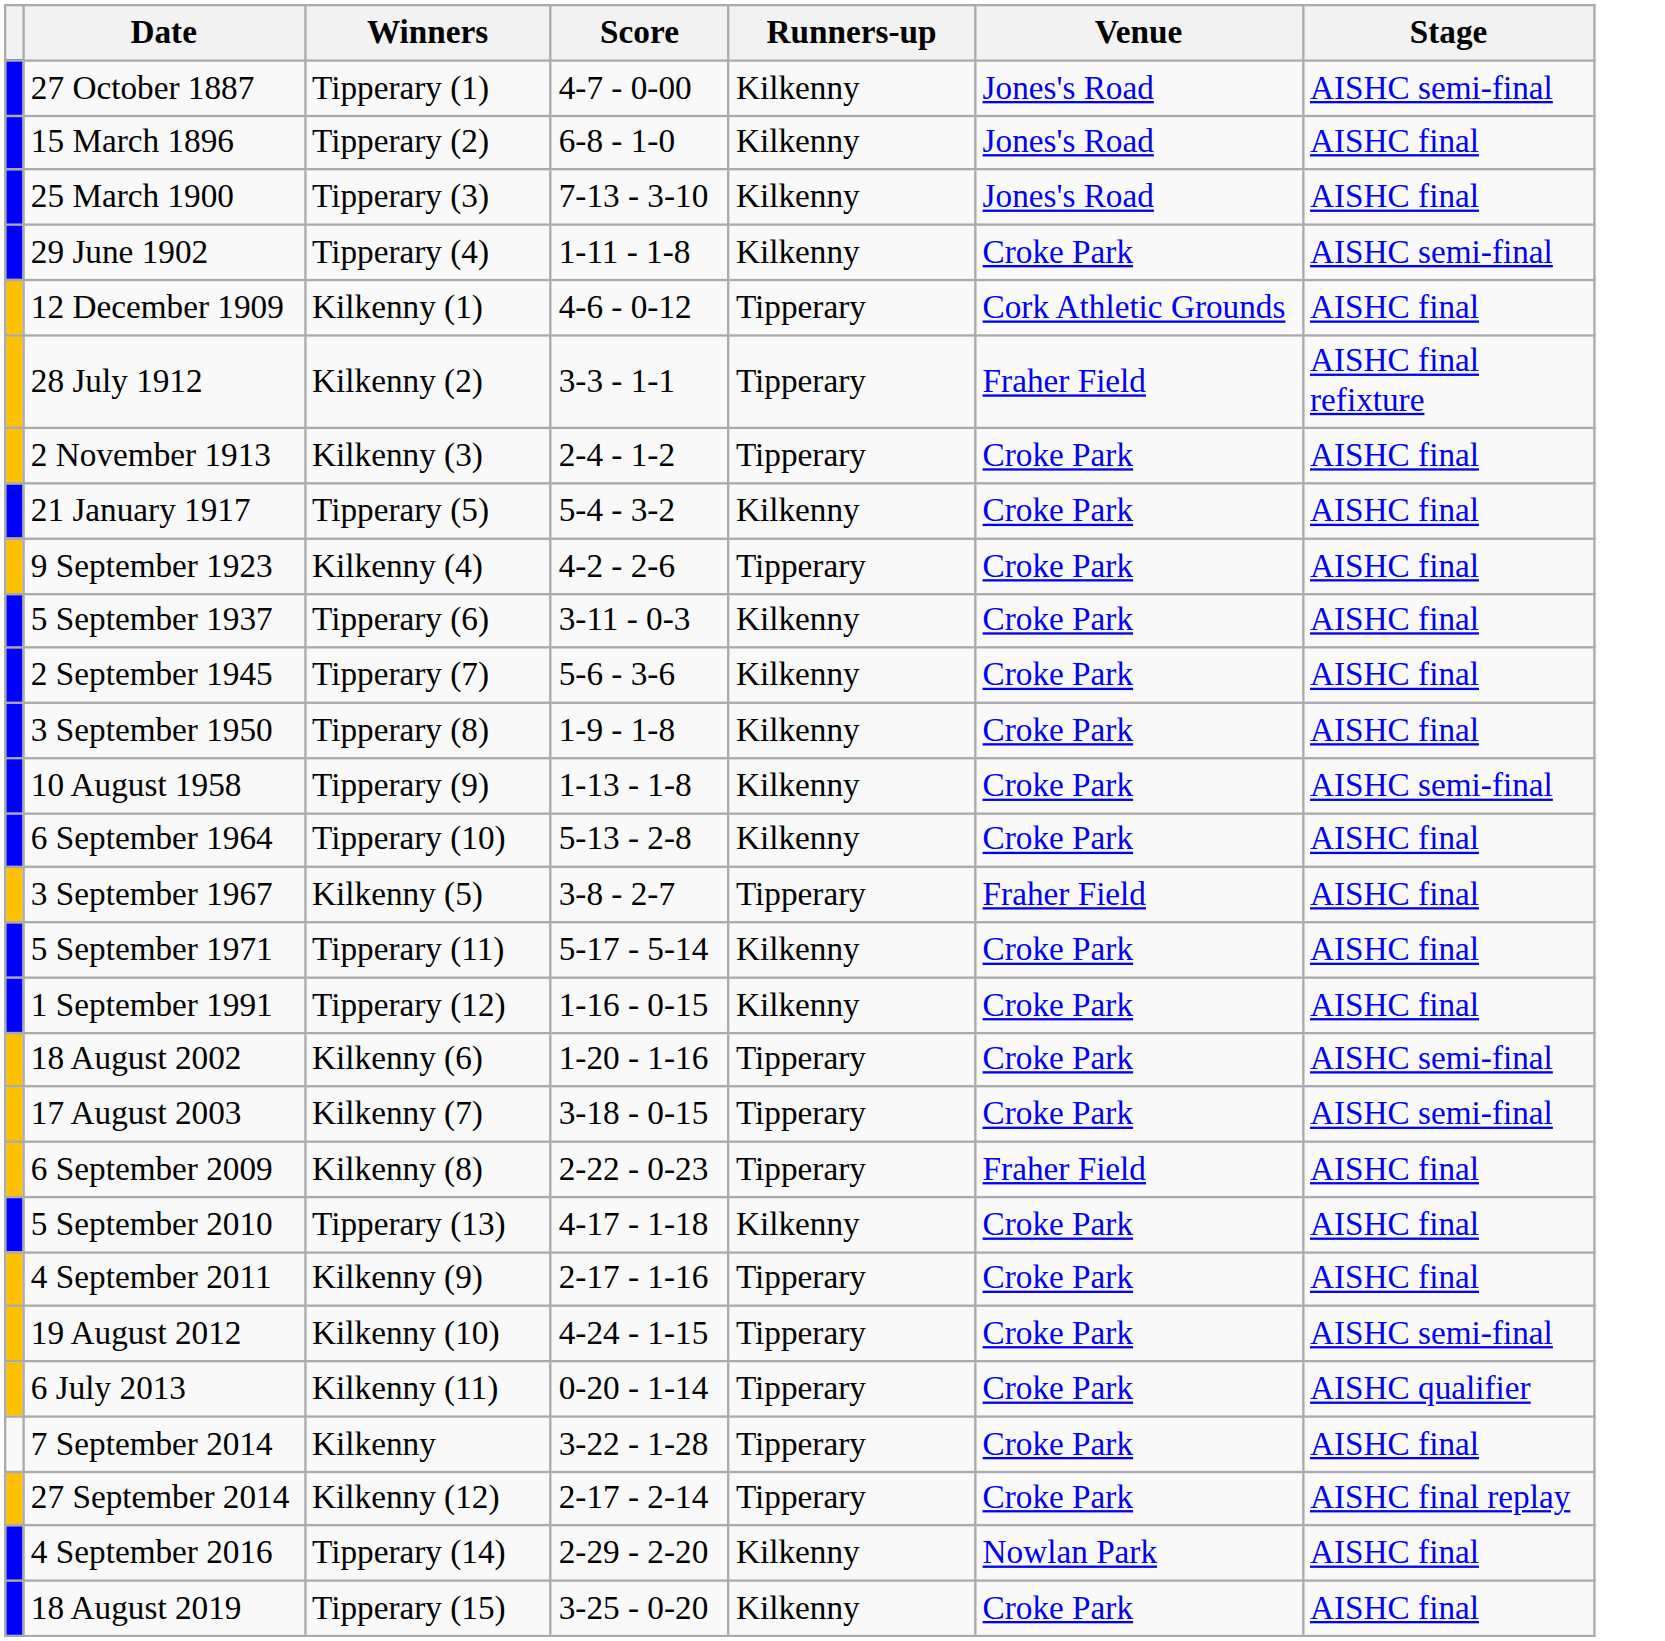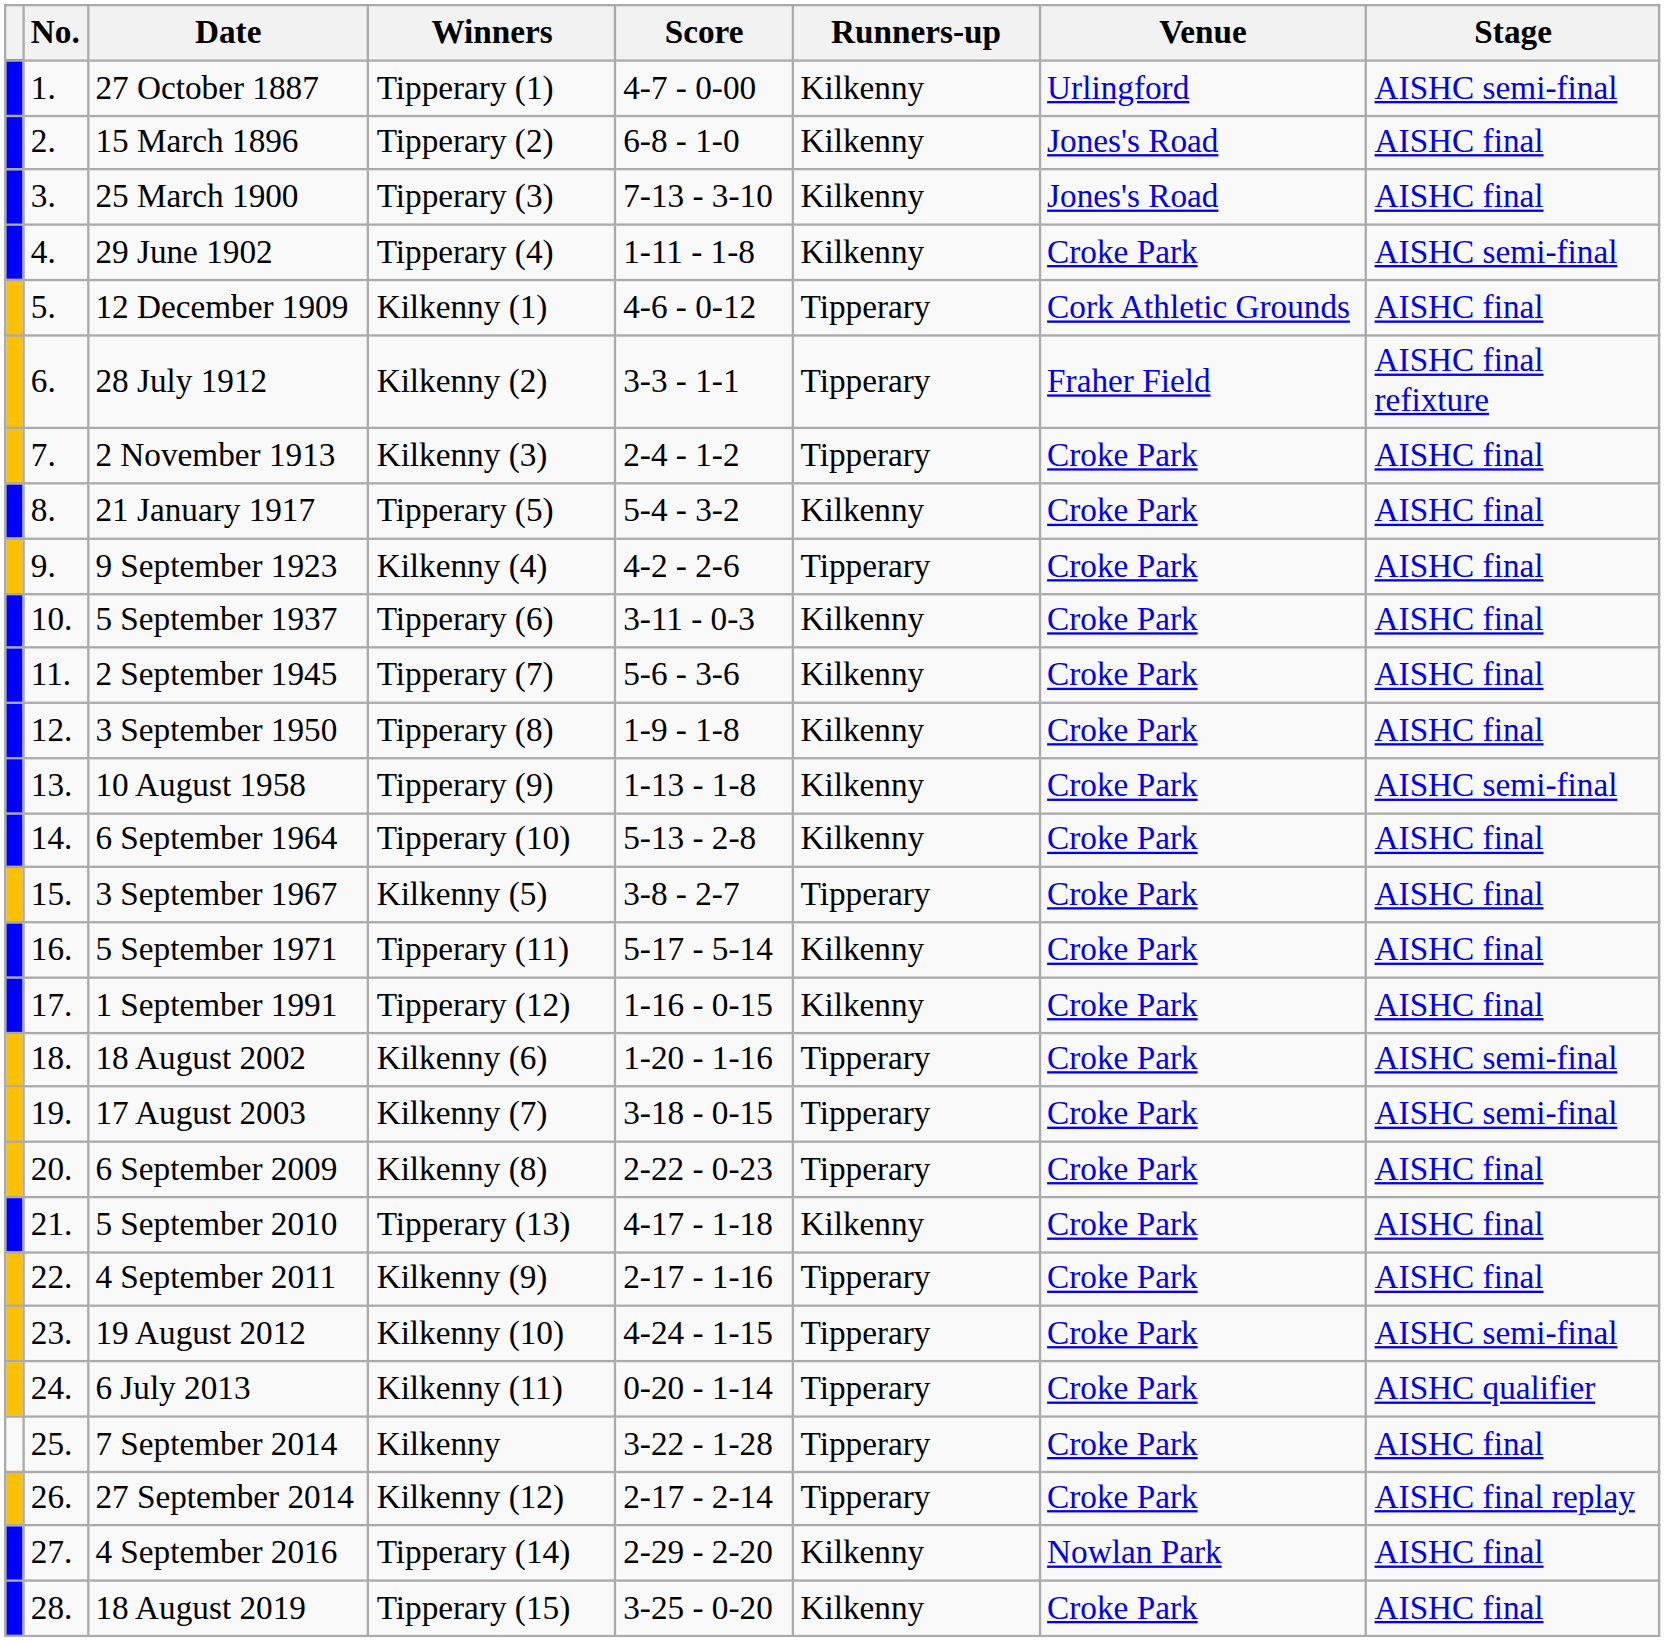+ column: (55, 32)
(1068, 87) Jones's Road -> (1118, 87) Urlingford
(1064, 894) Fraher Field -> (1122, 894) Croke Park
(1064, 1168) Fraher Field -> (1122, 1168) Croke Park
